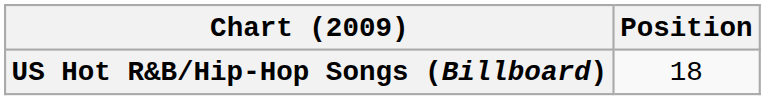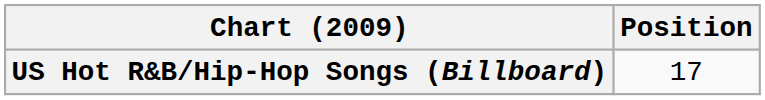(686, 72) 18 -> (686, 72) 17
